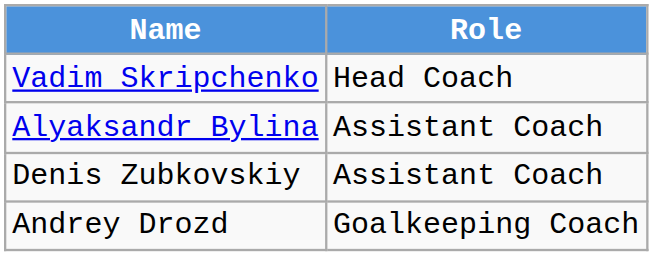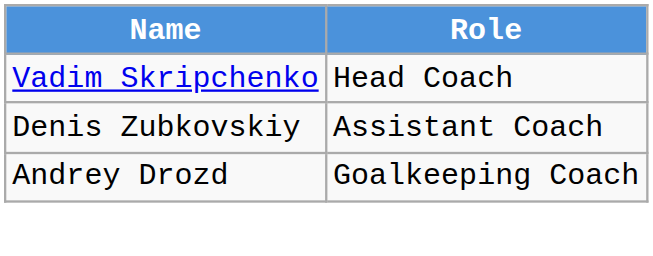- row: (165, 128)
